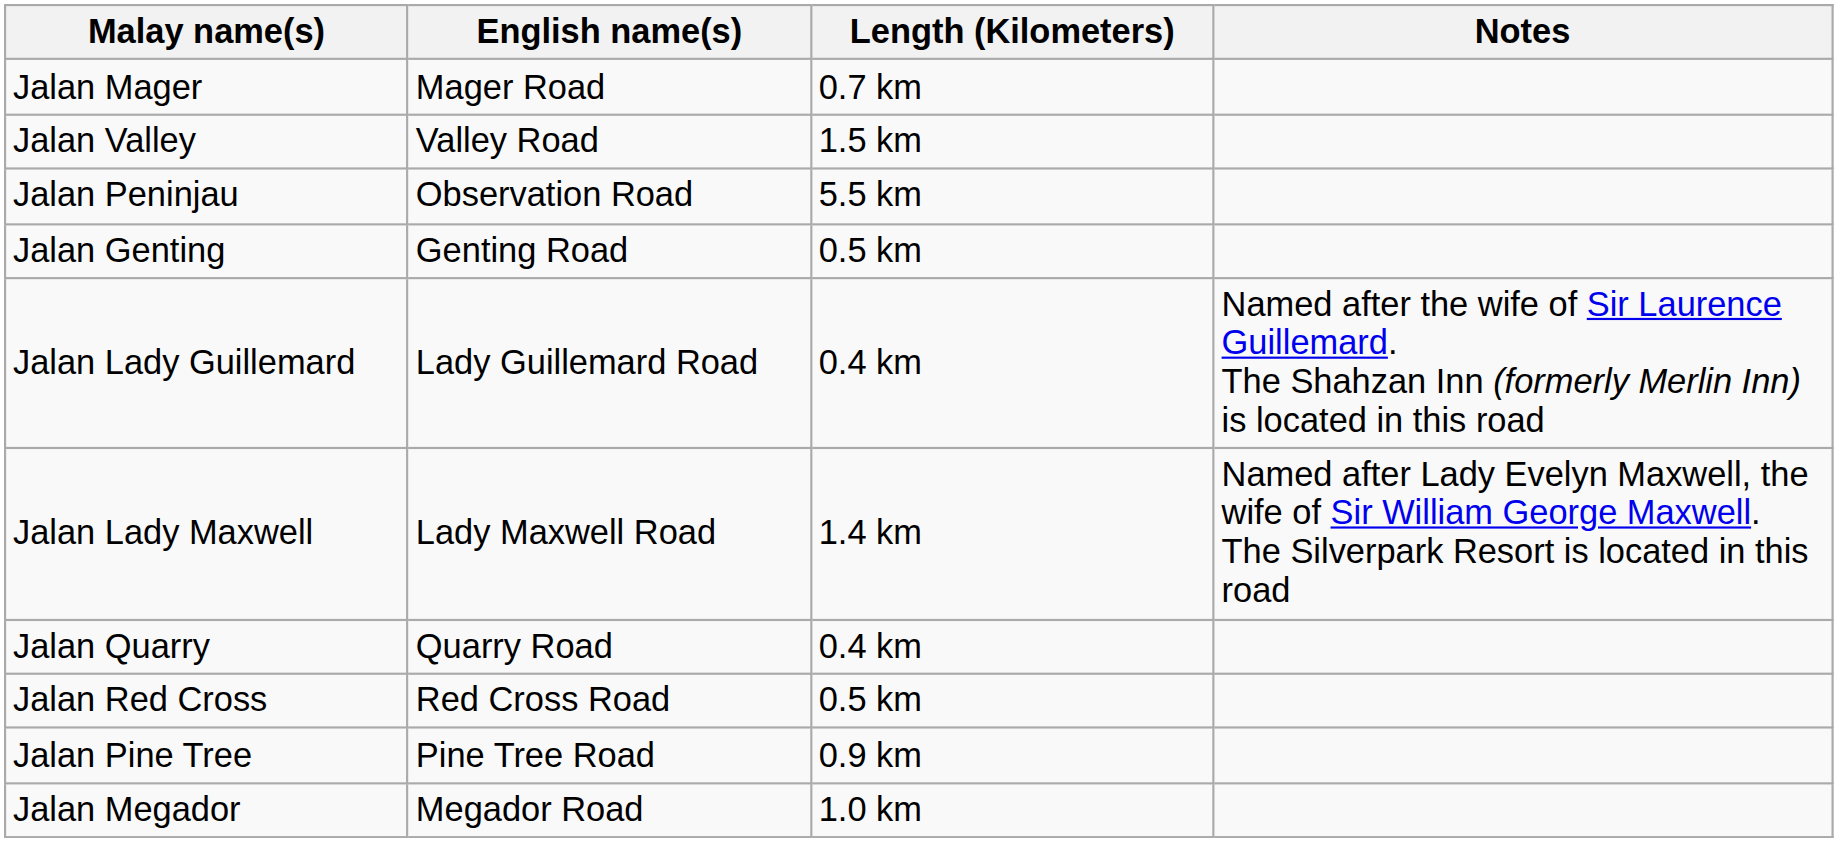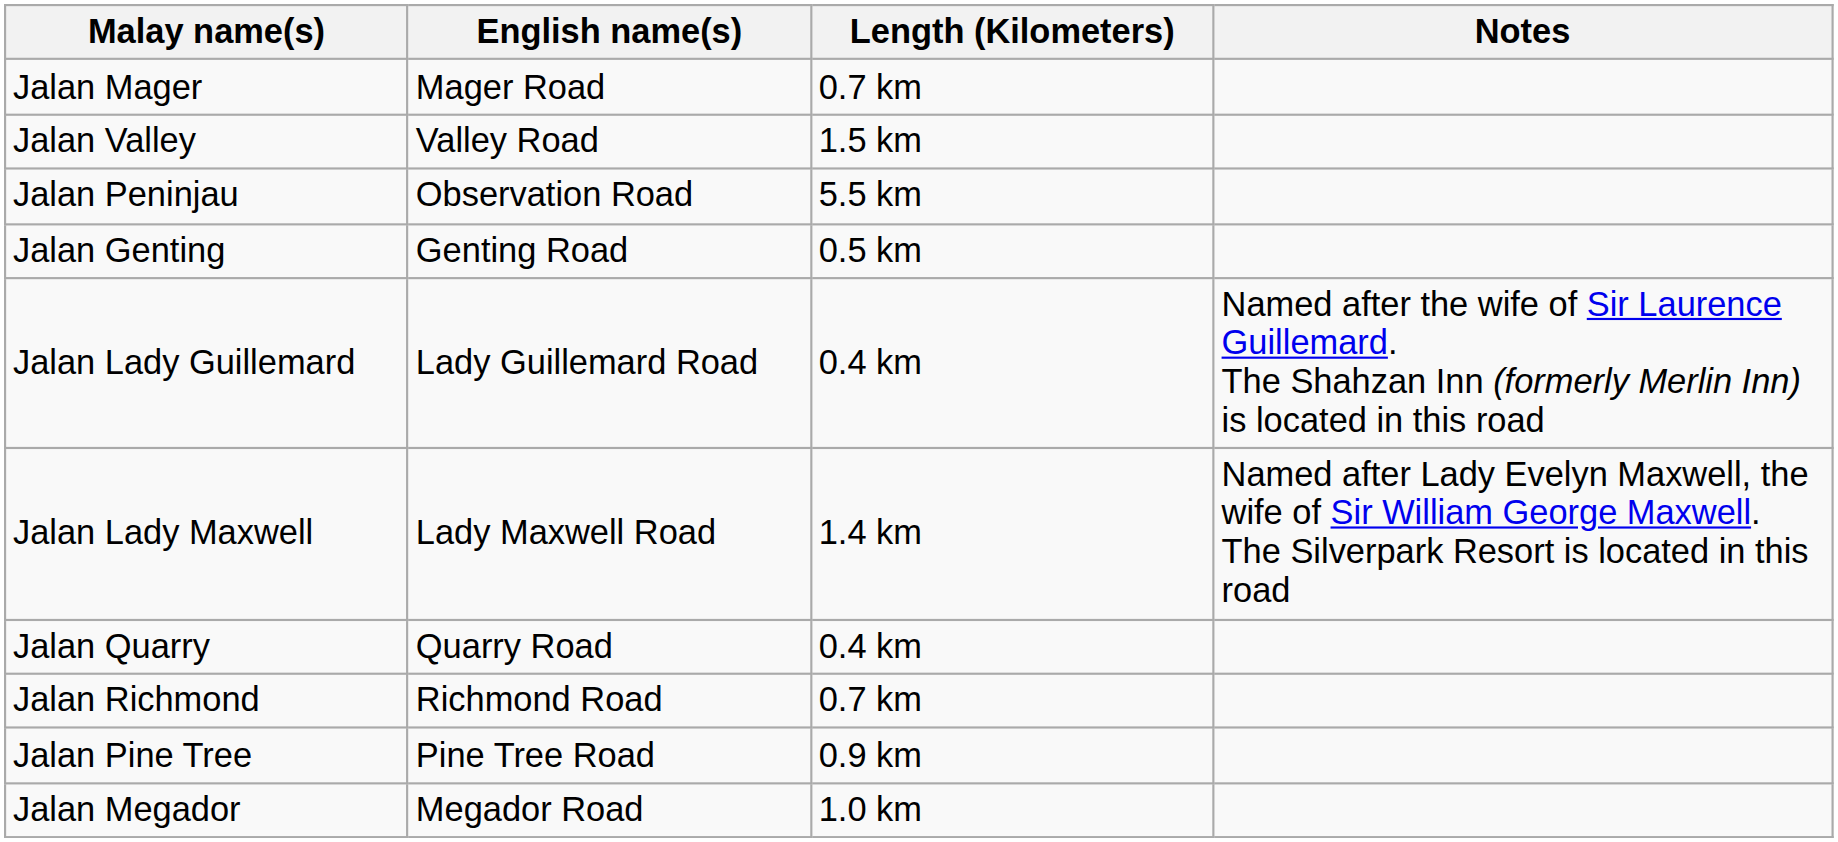- row: (140, 700)
+ row: (136, 700)
